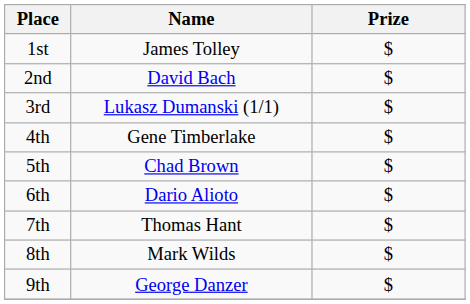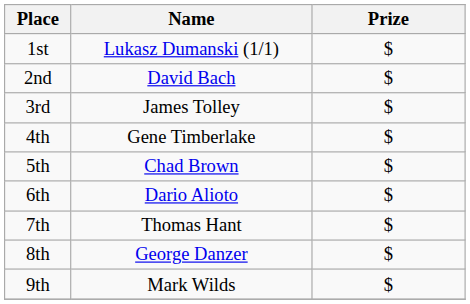(191, 48) James Tolley -> (191, 48) Lukasz Dumanski (1/1)
(191, 107) Lukasz Dumanski (1/1) -> (191, 107) James Tolley
(191, 254) Mark Wilds -> (191, 254) George Danzer
(191, 284) George Danzer -> (191, 284) Mark Wilds
